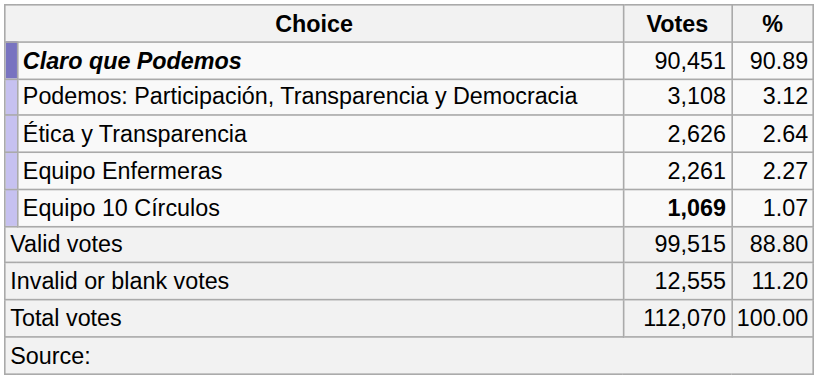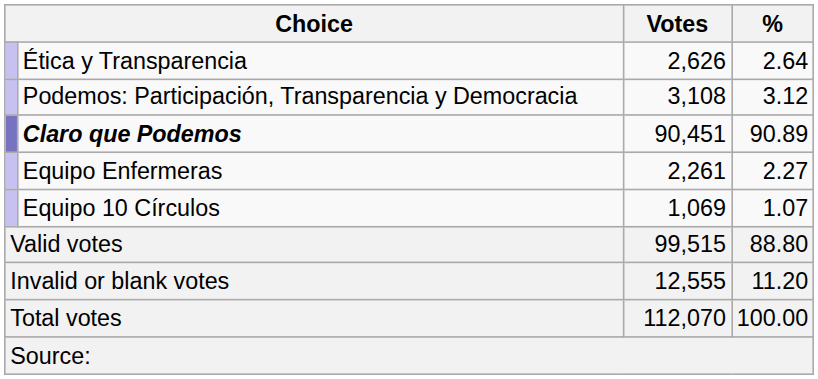rows swapped: (132, 60) <-> (135, 134)
(697, 208) bold -> (697, 208) normal
